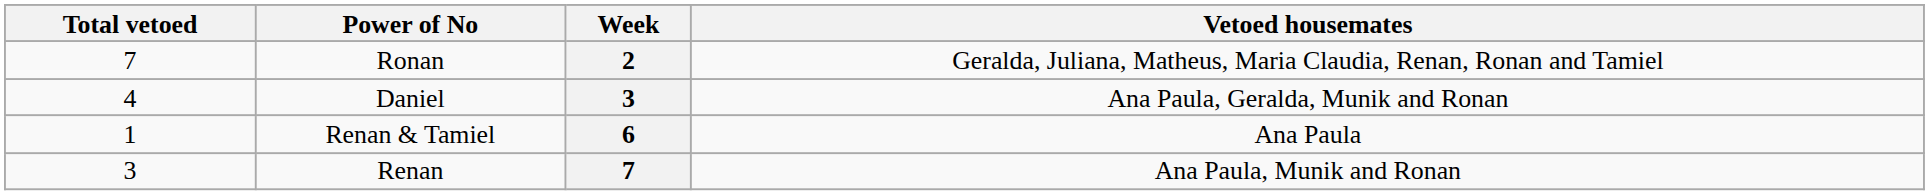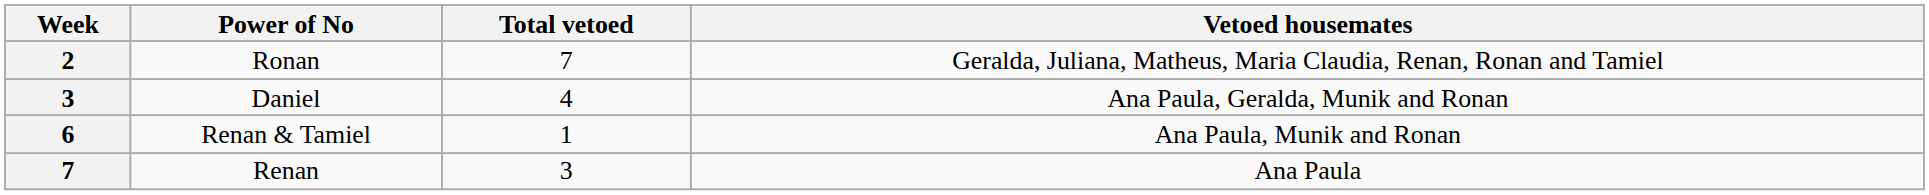columns swapped: (628, 23) <-> (130, 23)
(1308, 134) Ana Paula -> (1308, 134) Ana Paula, Munik and Ronan
(1308, 171) Ana Paula, Munik and Ronan -> (1308, 171) Ana Paula
